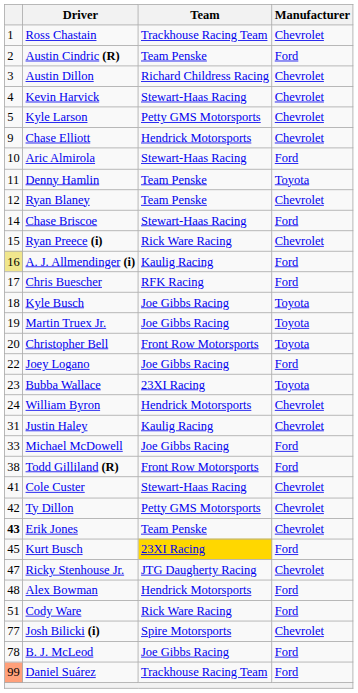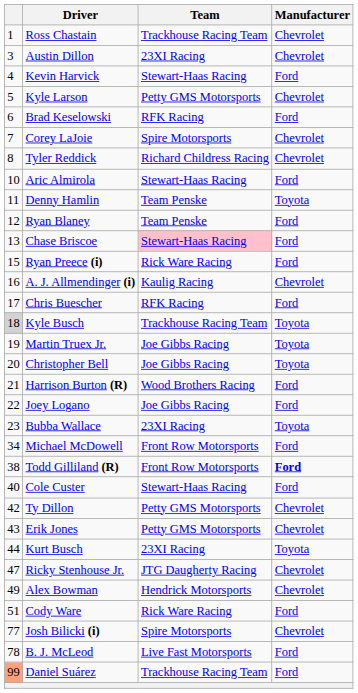- row: (73, 56)
(205, 76) Richard Childress Racing -> (173, 56) 23XI Racing
(299, 97) Chevrolet -> (287, 76) Ford
+ row: (68, 117)
+ row: (59, 138)
+ row: (61, 158)
- row: (58, 138)
(299, 199) Chevrolet -> (287, 220) Ford
(14, 220) 14 -> (14, 241) 13
(194, 220) no background -> (194, 241) pink background
(299, 241) Chevrolet -> (287, 261) Ford
(14, 261) khaki background -> (14, 282) no background
(287, 261) Ford -> (299, 282) Chevrolet
(14, 302) no background -> (14, 323) lightgrey background
(185, 302) Joe Gibbs Racing -> (204, 323) Trackhouse Racing Team
(200, 343) Front Row Motorsports -> (185, 364) Joe Gibbs Racing
+ row: (76, 384)
- row: (63, 405)
- row: (57, 425)
(14, 446) 33 -> (14, 446) 34
(185, 446) Joe Gibbs Racing -> (200, 446) Front Row Motorsports
(287, 467) normal -> (288, 467) bold
(14, 487) 41 -> (14, 487) 40
(299, 487) Chevrolet -> (287, 487) Ford
(14, 528) bold -> (14, 528) normal
(174, 528) Team Penske -> (201, 528) Petty GMS Motorsports
(14, 549) 45 -> (14, 549) 44
(173, 549) gold background -> (173, 549) no background
(287, 549) Ford -> (292, 549) Toyota
(14, 590) 48 -> (14, 590) 49
(287, 590) Ford -> (299, 590) Chevrolet
(185, 652) Joe Gibbs Racing -> (196, 652) Live Fast Motorsports
